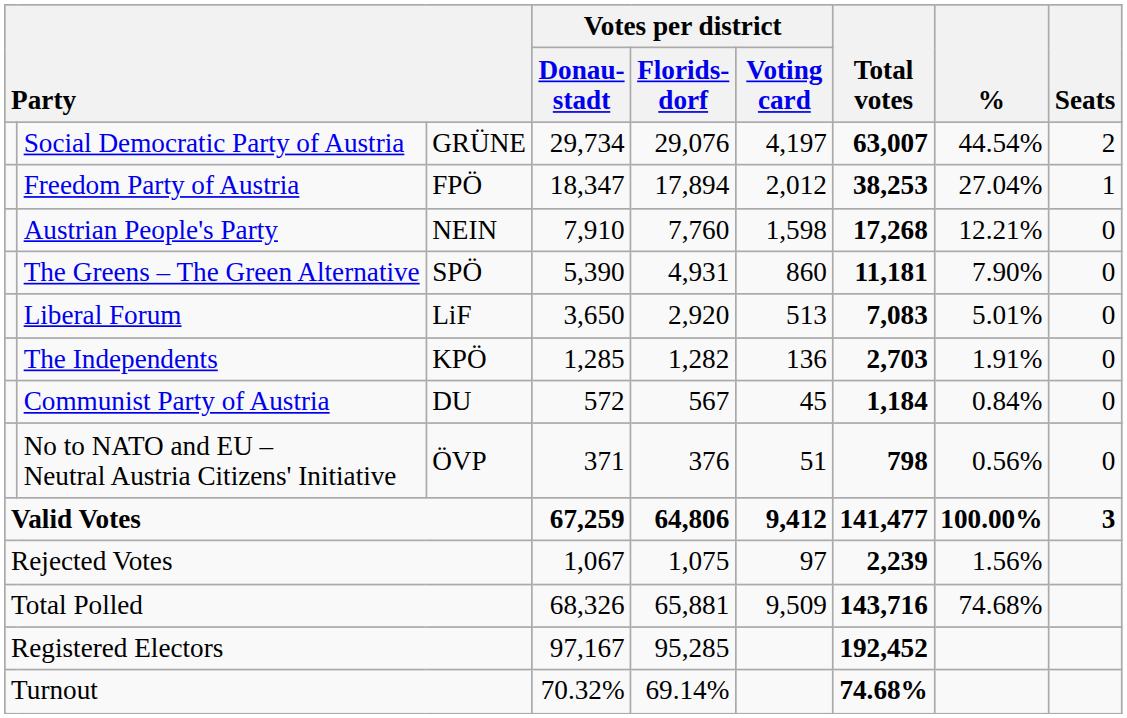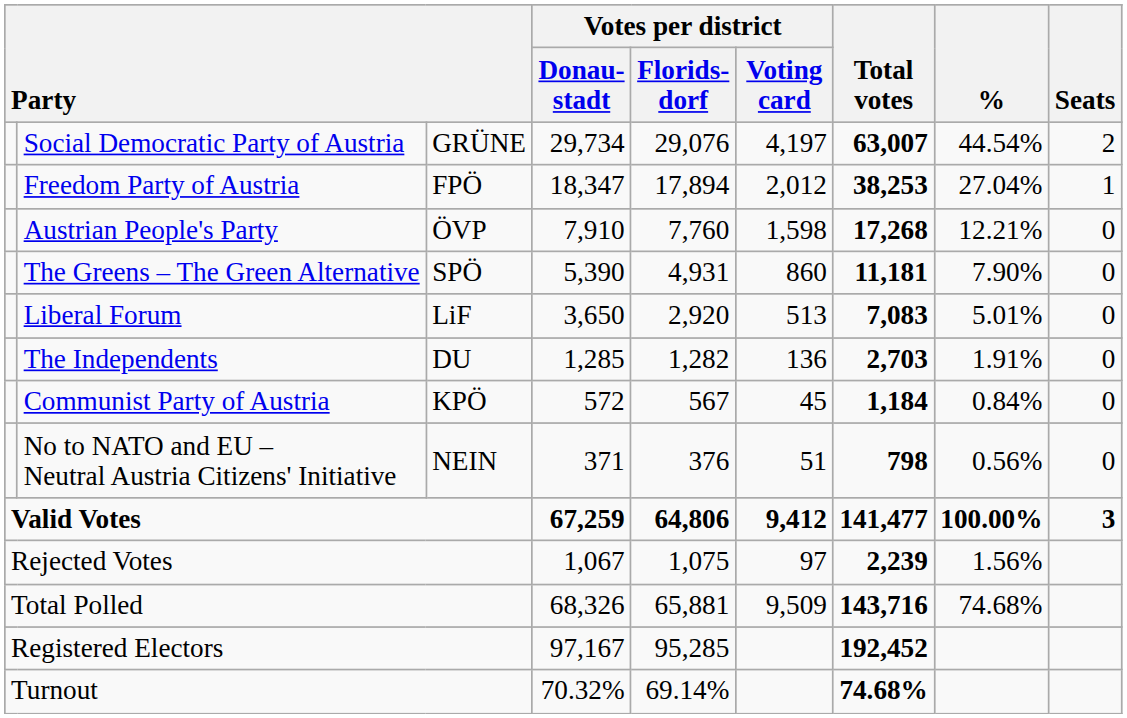(465, 229) NEIN -> (459, 229) ÖVP
(459, 358) KPÖ -> (452, 358) DU
(452, 401) DU -> (459, 401) KPÖ
(459, 460) ÖVP -> (465, 460) NEIN
